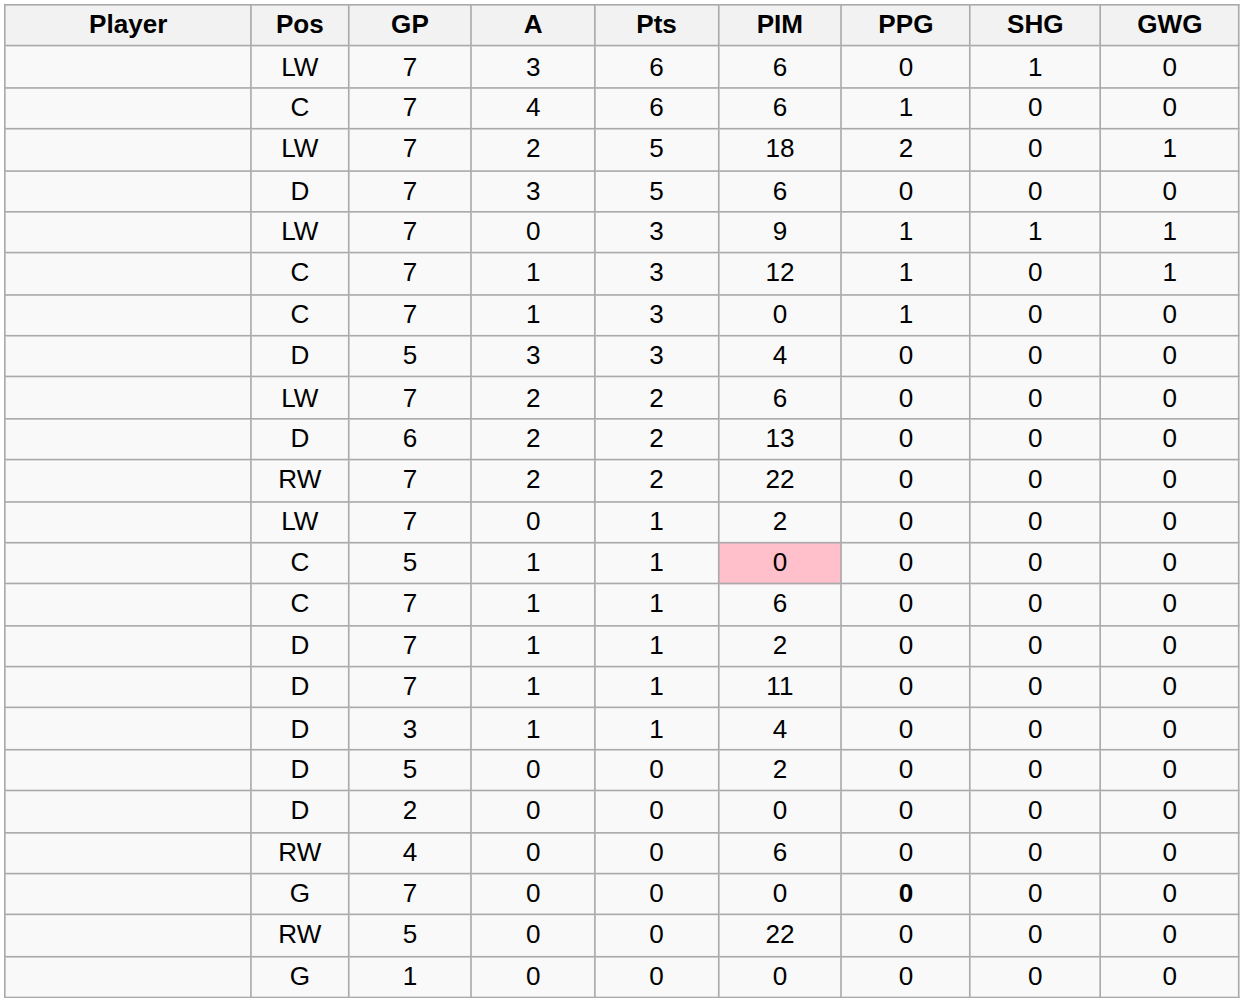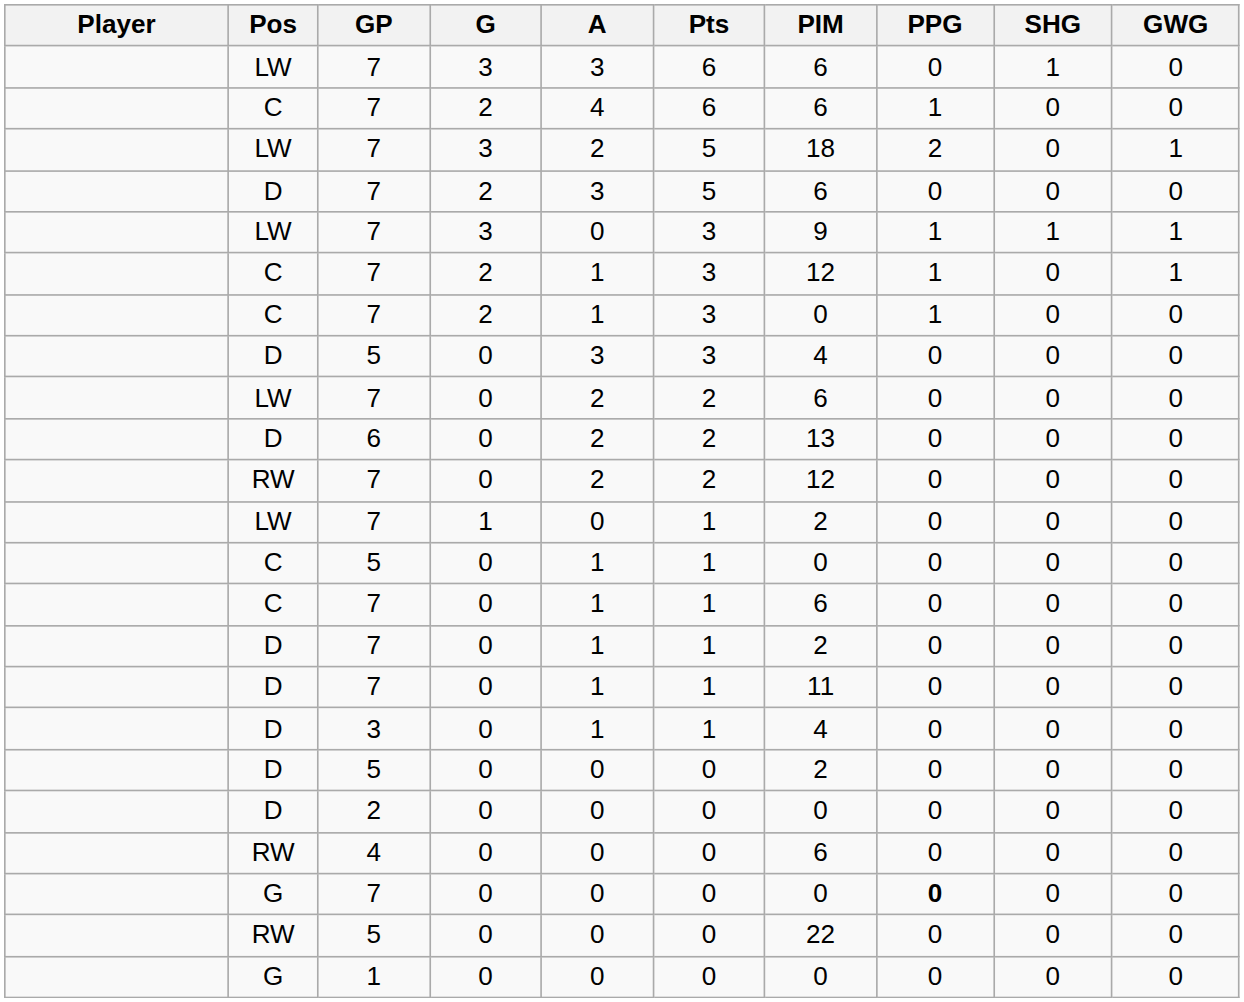+ column: (486, 25)
(780, 480) 22 -> (821, 480) 12
(780, 562) pink background -> (821, 562) no background
